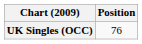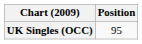(116, 30) 76 -> (116, 30) 95
